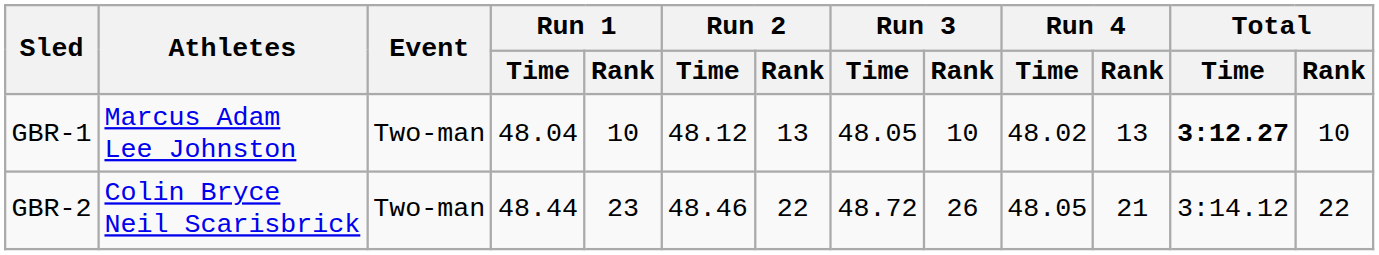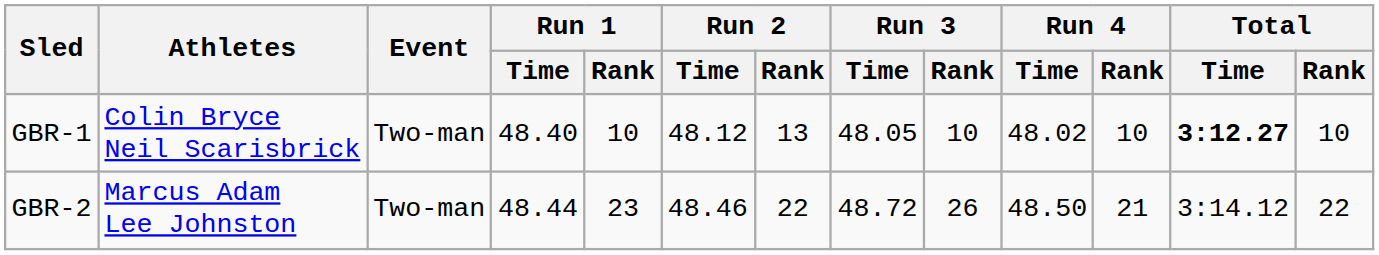(200, 133) Marcus Adam Lee Johnston -> (232, 133) Colin Bryce Neil Scarisbrick
(538, 133) 48.04 -> (538, 133) 48.40
(1132, 133) 13 -> (1132, 133) 10
(232, 210) Colin Bryce Neil Scarisbrick -> (200, 210) Marcus Adam Lee Johnston
(1047, 210) 48.05 -> (1047, 210) 48.50
